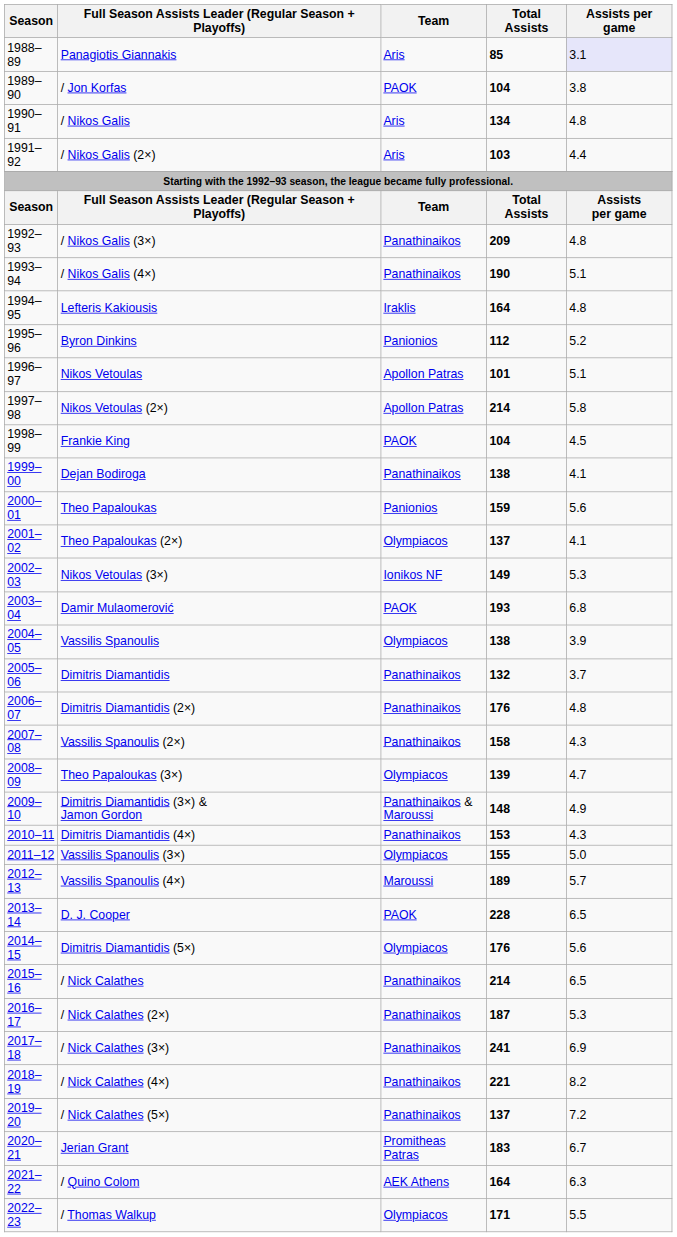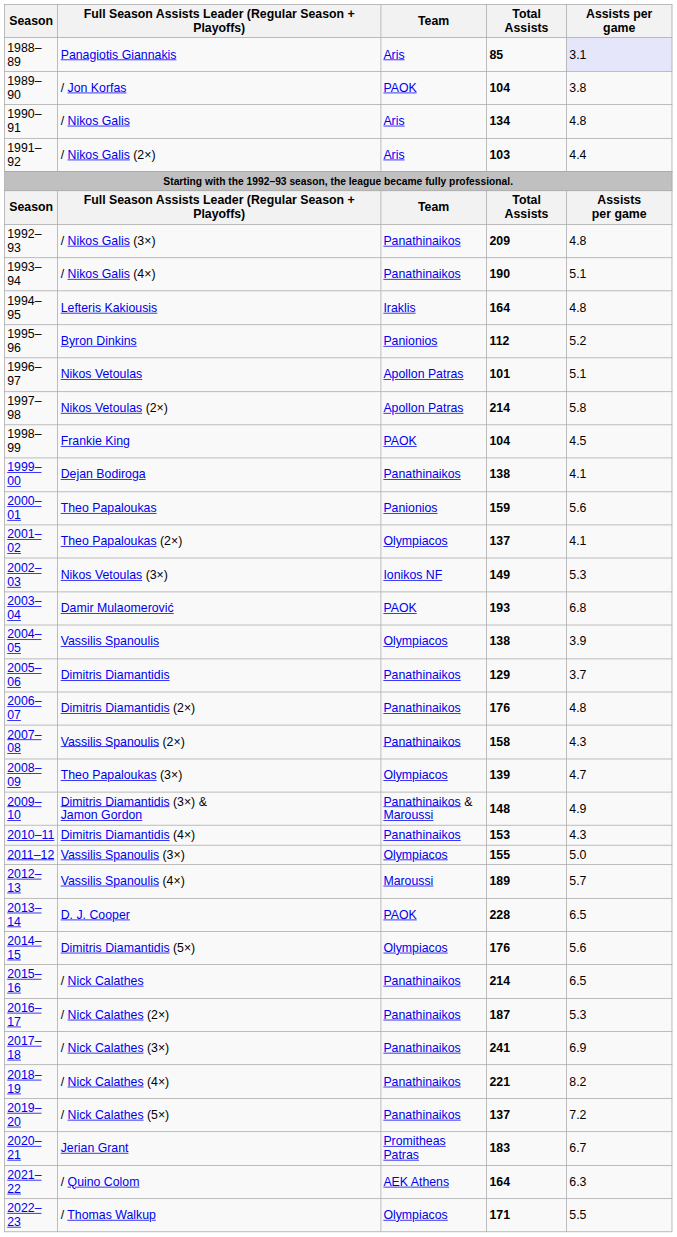(500, 675) 132 -> (500, 675) 129
